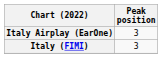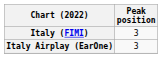rows swapped: (60, 46) <-> (60, 33)
